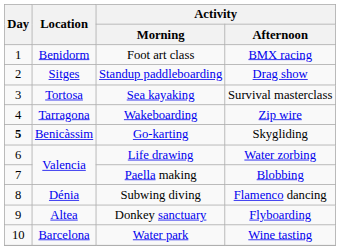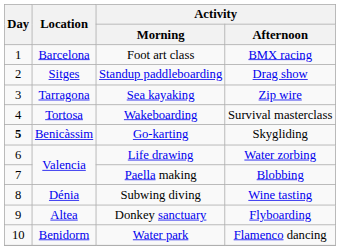(64, 54) Benidorm -> (64, 54) Barcelona
(64, 94) Tortosa -> (64, 94) Tarragona
(280, 94) Survival masterclass -> (280, 94) Zip wire
(64, 114) Tarragona -> (64, 114) Tortosa
(280, 114) Zip wire -> (280, 114) Survival masterclass
(280, 194) Flamenco dancing -> (280, 194) Wine tasting
(64, 235) Barcelona -> (64, 235) Benidorm
(280, 235) Wine tasting -> (280, 235) Flamenco dancing
